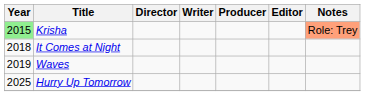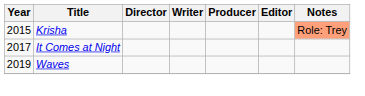(19, 30) lightgreen background -> (19, 30) no background
(19, 47) 2018 -> (19, 47) 2017
- row: (83, 82)
